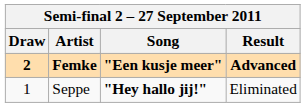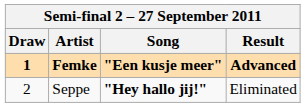(27, 65) 2 -> (27, 65) 1
(27, 89) 1 -> (27, 89) 2
